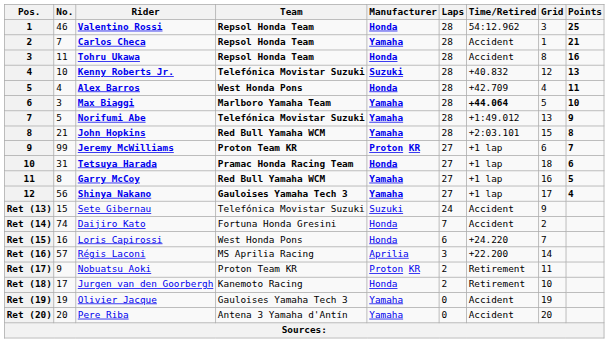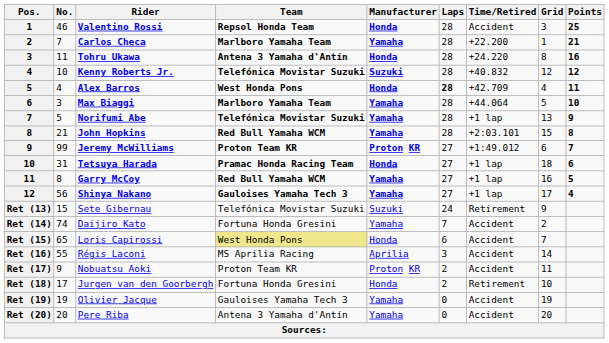(494, 27) 54:12.962 -> (491, 27) Accident
(266, 43) Repsol Honda Team -> (274, 43) Marlboro Yamaha Team
(491, 43) Accident -> (488, 43) +22.200
(266, 58) Repsol Honda Team -> (283, 58) Antena 3 Yamaha d'Antín
(491, 58) Accident -> (488, 58) +24.220
(574, 73) 13 -> (574, 73) 12
(447, 88) normal -> (447, 88) bold
(488, 103) bold -> (488, 103) normal
(494, 118) +1:49.012 -> (486, 118) +1 lap
(486, 149) +1 lap -> (494, 149) +1:49.012
(491, 209) Accident -> (497, 209) Retirement
(383, 224) Honda -> (386, 224) Yamaha
(62, 240) 16 -> (62, 240) 65
(260, 240) no background -> (260, 240) khaki background
(488, 240) +24.220 -> (491, 240) Accident
(62, 255) 57 -> (62, 255) 55
(488, 255) +22.200 -> (491, 255) Accident
(497, 270) Retirement -> (491, 270) Accident
(260, 285) Kanemoto Racing -> (277, 285) Fortuna Honda Gresini
